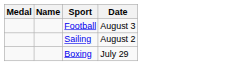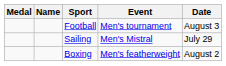+ column: (140, 12)
(118, 40) August 2 -> (198, 40) July 29
(114, 54) July 29 -> (202, 54) August 2
